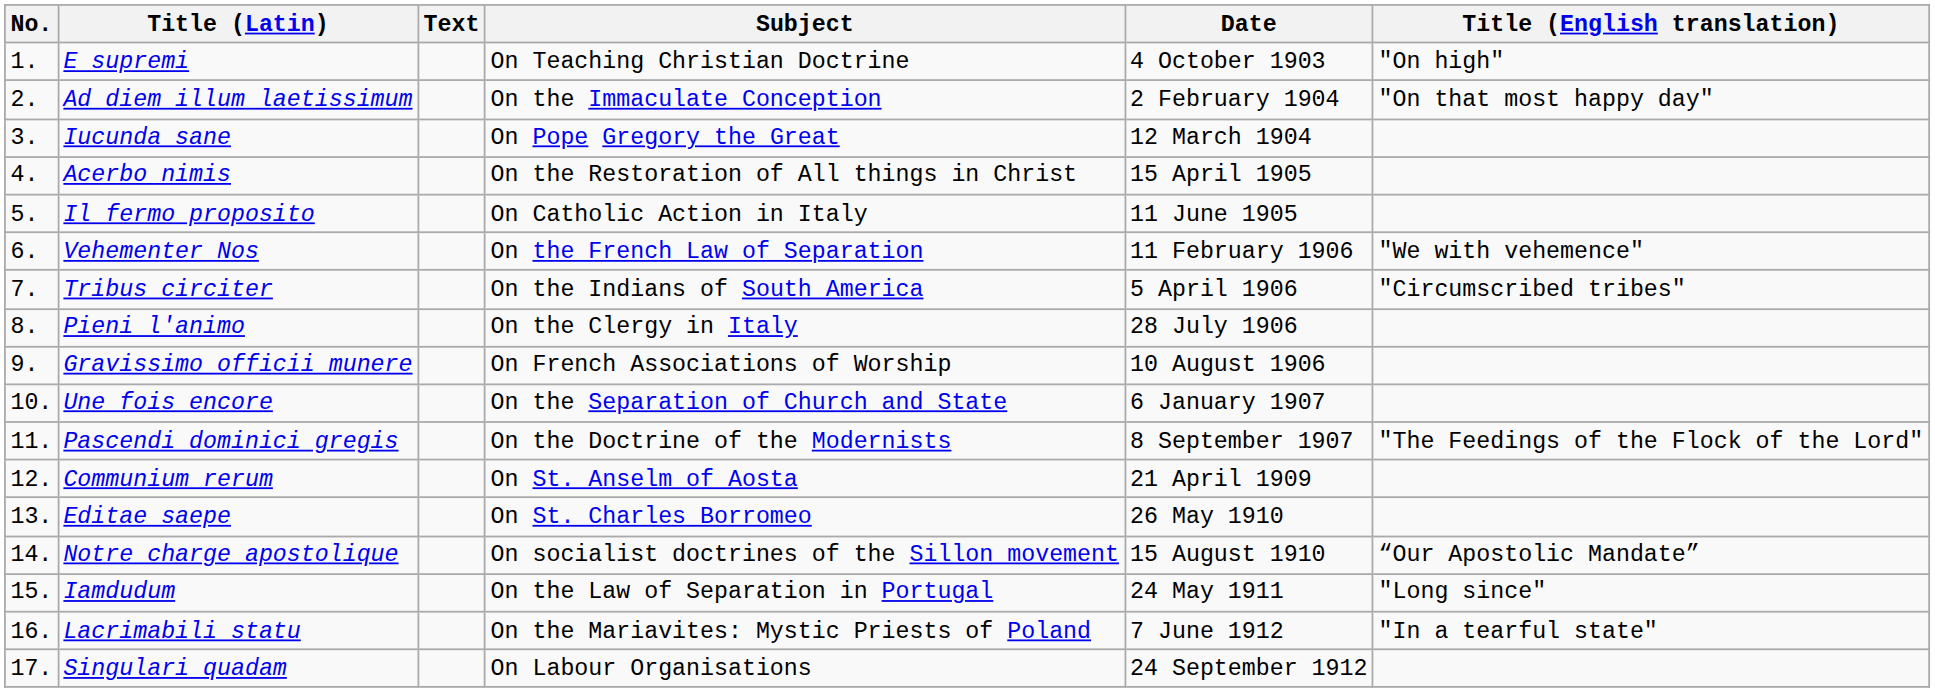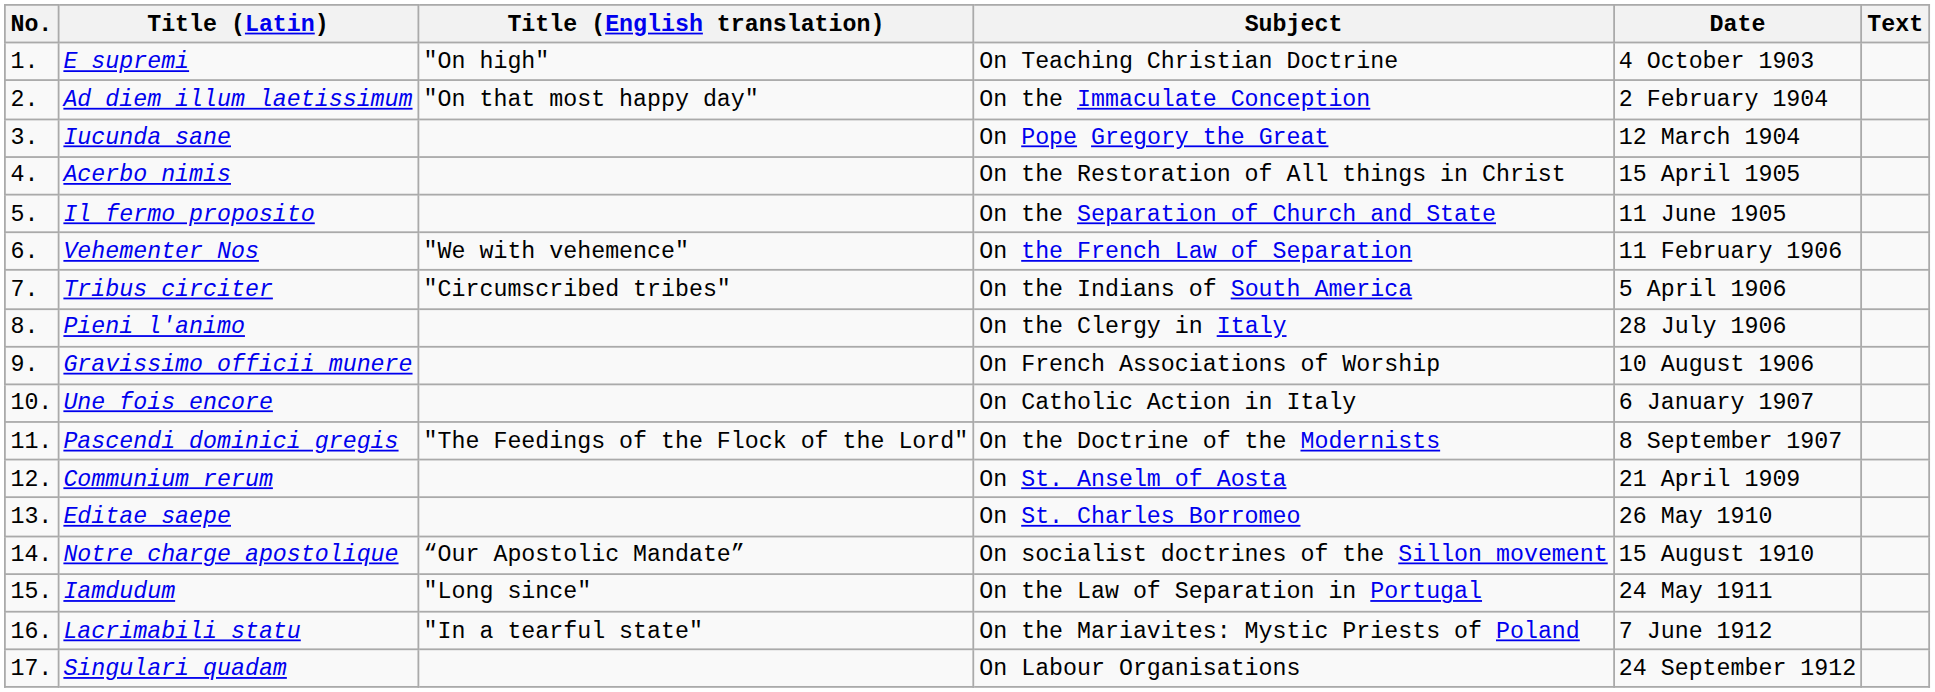columns swapped: (1651, 24) <-> (452, 24)
(679, 213) On Catholic Action in Italy -> (1238, 213) On the Separation of Church and State
(749, 403) On the Separation of Church and State -> (1168, 403) On Catholic Action in Italy
